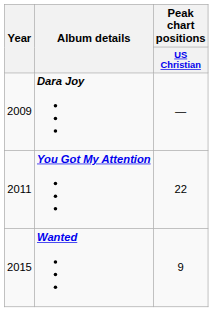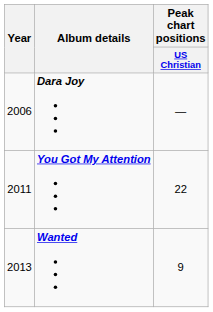(19, 111) 2009 -> (19, 111) 2006
(19, 267) 2015 -> (19, 267) 2013
